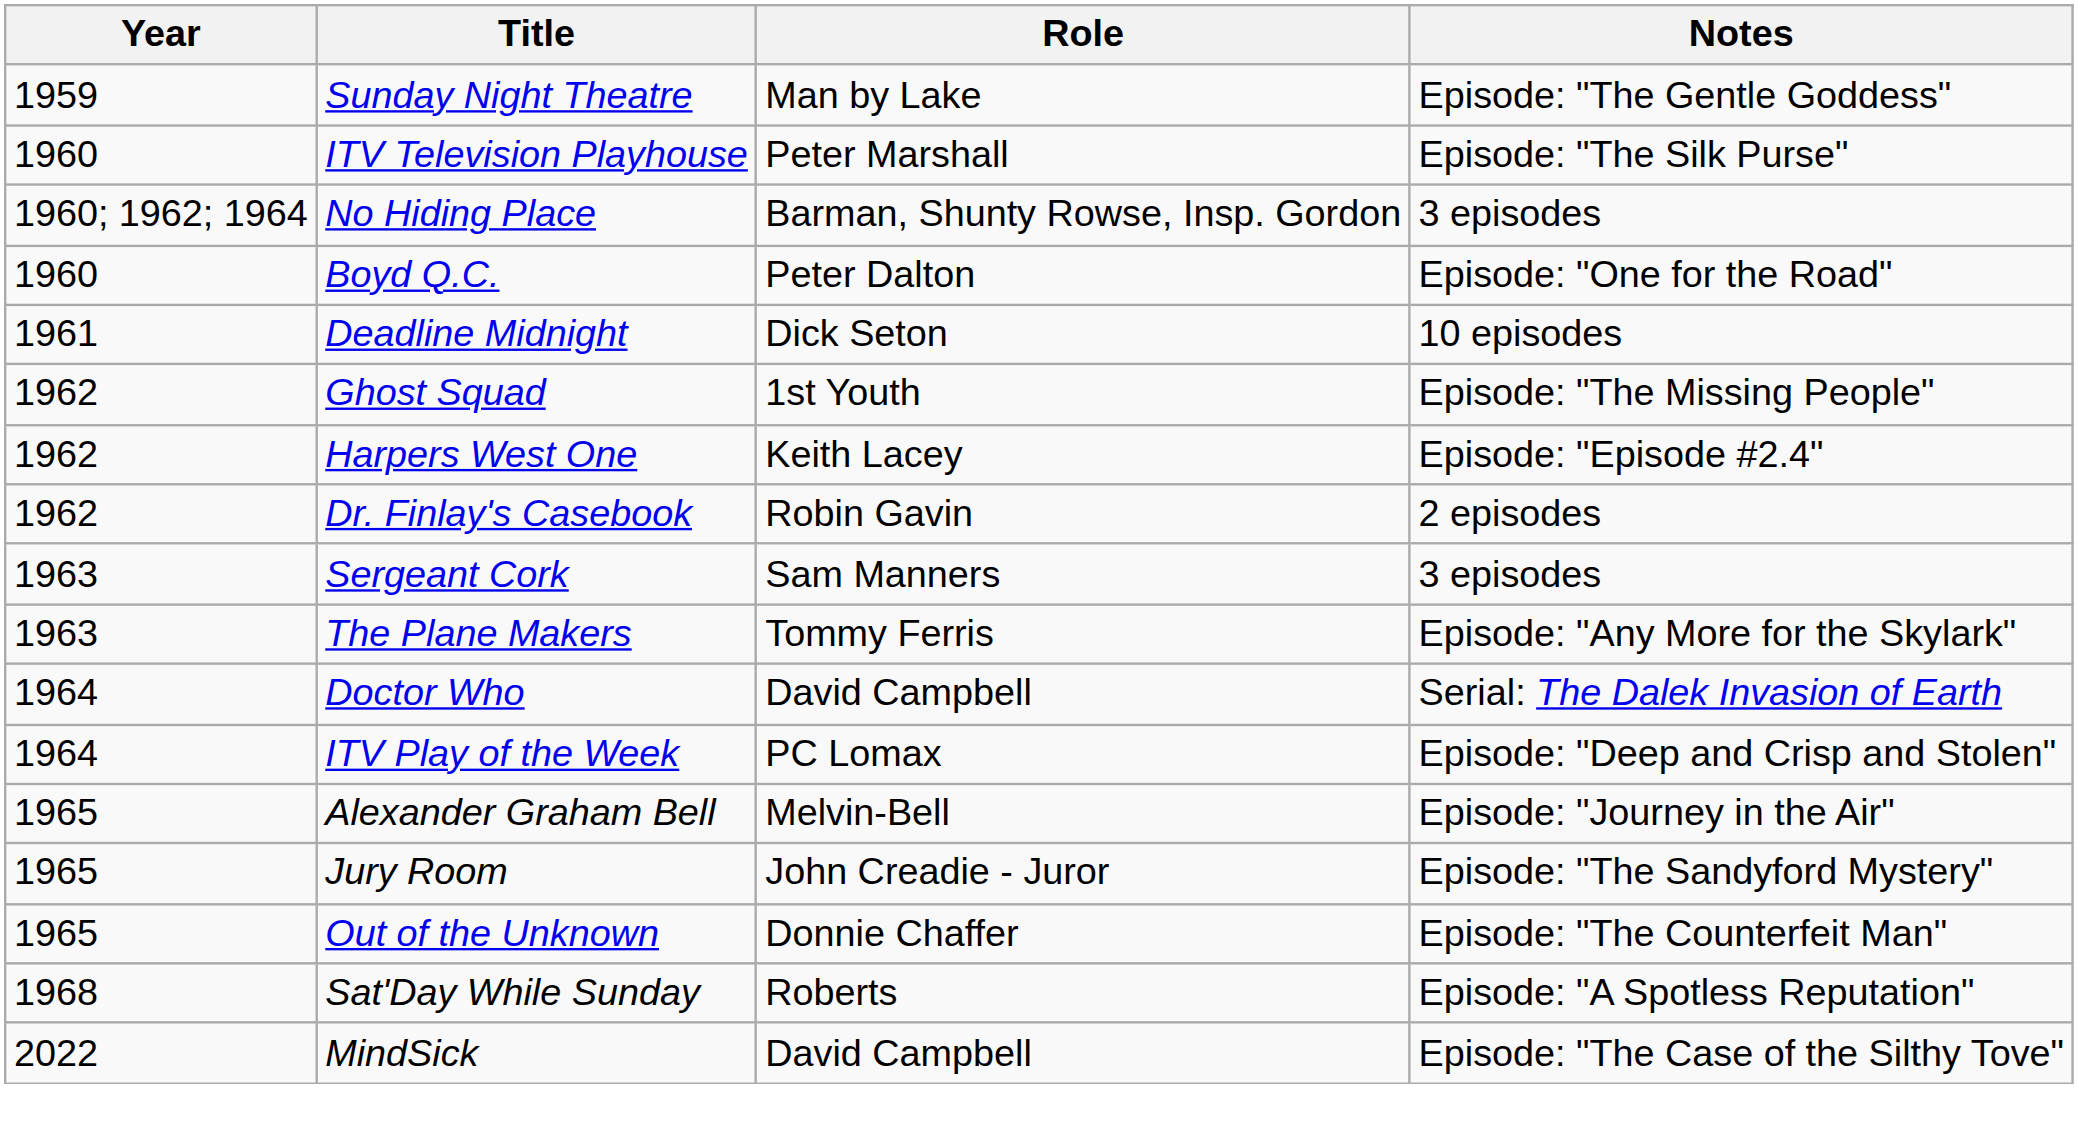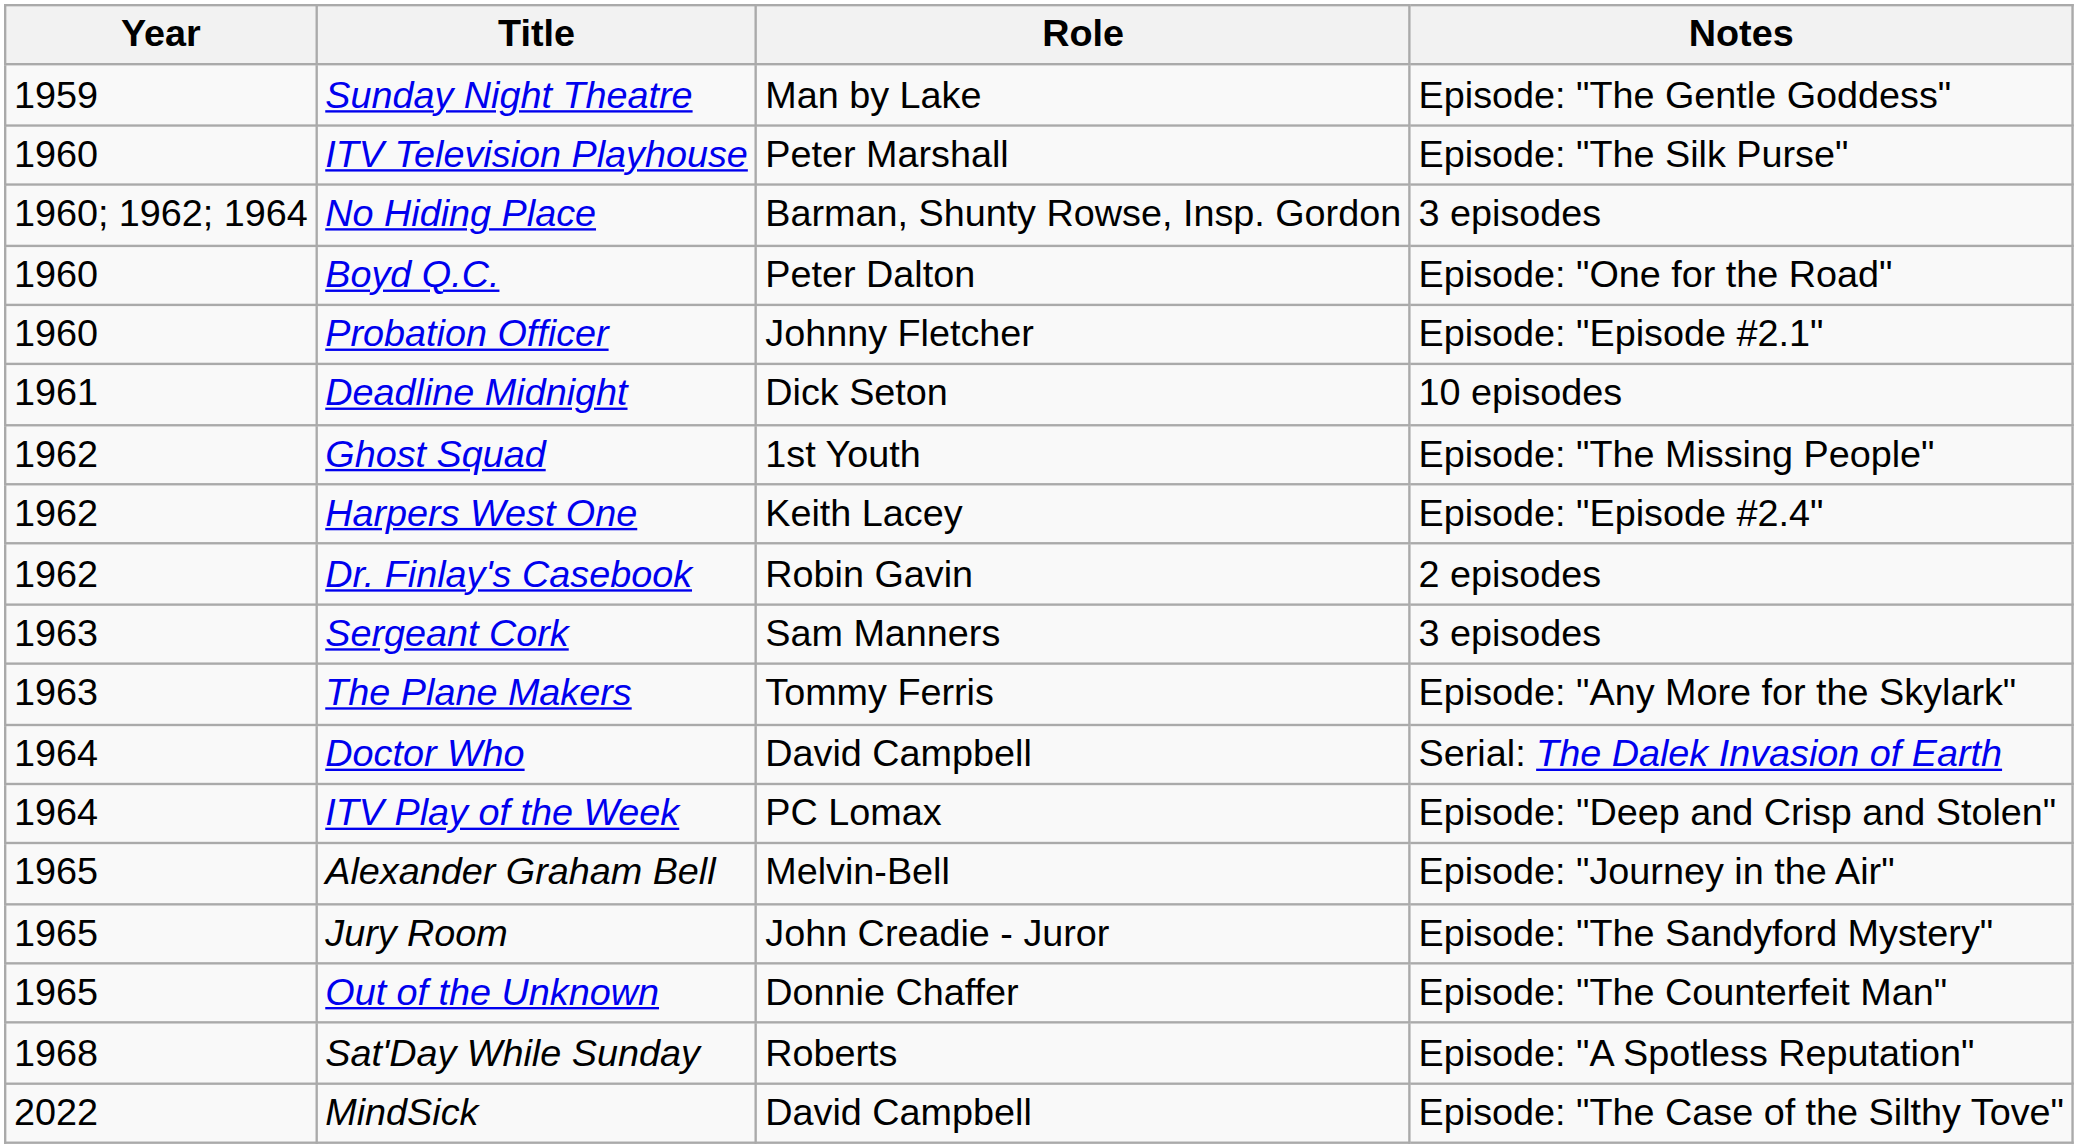+ row: (467, 333)
